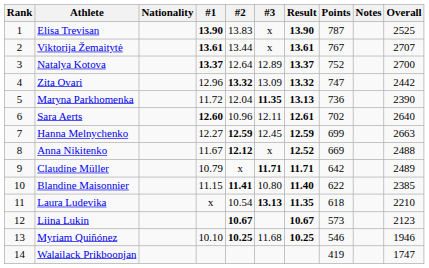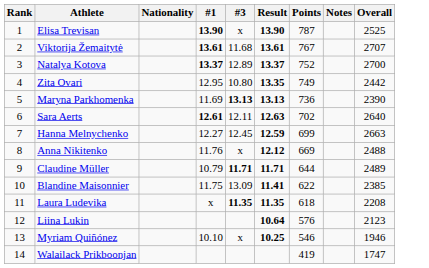- column: (240, 13)
(270, 47) x -> (240, 47) 11.68
(211, 82) 12.96 -> (211, 82) 12.95
(270, 82) 13.09 -> (240, 82) 10.80
(302, 82) 13.32 -> (272, 82) 13.35
(336, 82) 747 -> (307, 82) 749
(211, 99) 11.72 -> (211, 99) 11.69
(270, 99) 11.35 -> (240, 99) 13.13
(211, 116) 12.60 -> (211, 116) 12.61
(302, 116) 12.61 -> (272, 116) 12.63
(211, 151) 11.67 -> (211, 151) 11.76
(302, 151) 12.52 -> (272, 151) 12.12
(336, 168) 642 -> (307, 168) 644
(211, 185) 11.15 -> (211, 185) 11.75
(270, 185) 10.80 -> (240, 185) 13.09
(302, 185) 11.40 -> (272, 185) 11.41
(270, 202) 13.13 -> (240, 202) 11.35
(404, 202) 2210 -> (375, 202) 2208
(302, 220) 10.67 -> (272, 220) 10.64
(336, 220) 573 -> (307, 220) 576
(270, 237) 11.68 -> (240, 237) x
